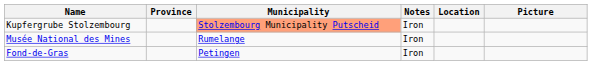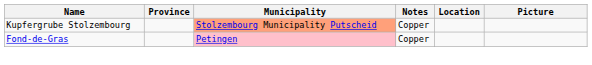(413, 25) Iron -> (414, 25) Copper
- row: (68, 39)
(219, 53) no background -> (217, 39) pink background
(413, 53) Iron -> (414, 39) Copper
